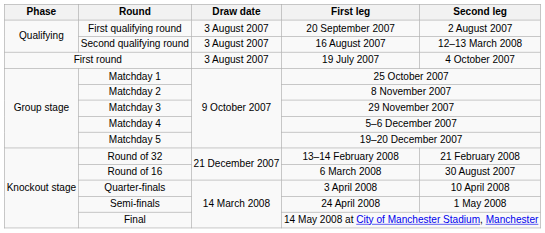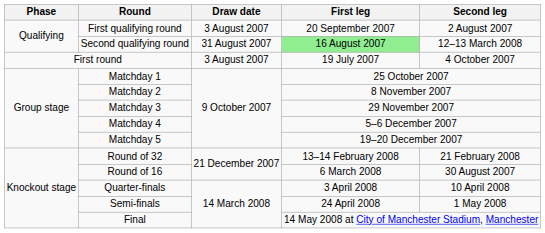(236, 44) 3 August 2007 -> (236, 44) 31 August 2007
(351, 44) no background -> (351, 44) lightgreen background
